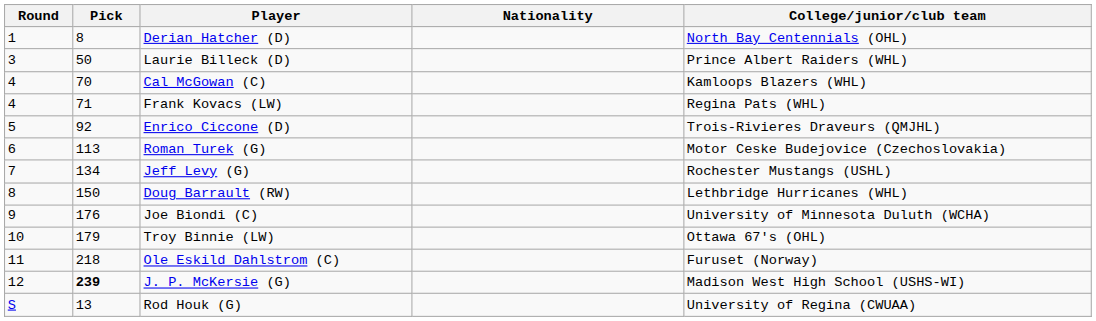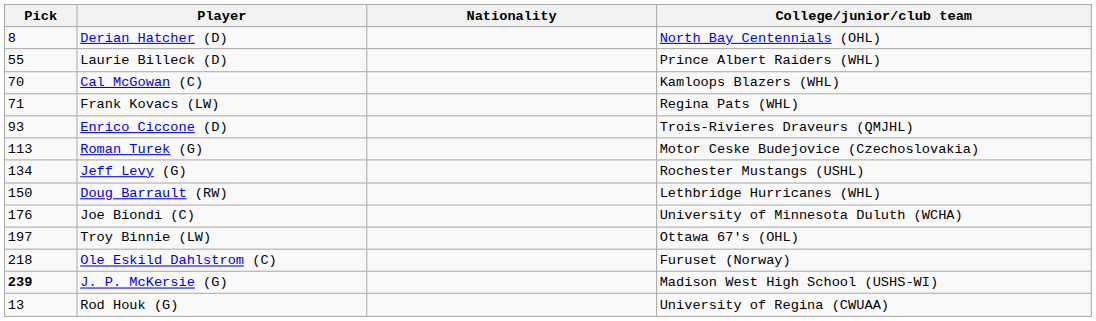- column: (38, 16)
(84, 60) 50 -> (16, 60) 55
(84, 127) 92 -> (16, 127) 93
(88, 238) 179 -> (20, 238) 197
